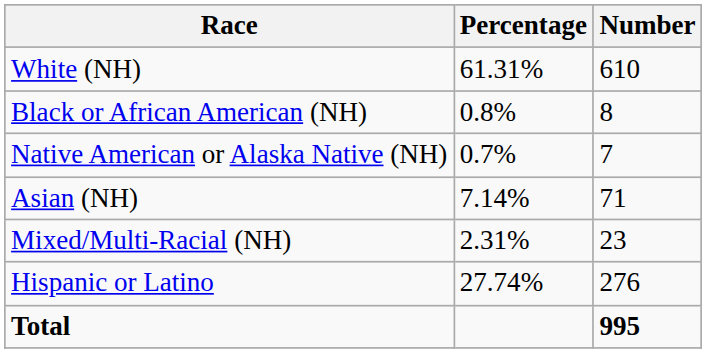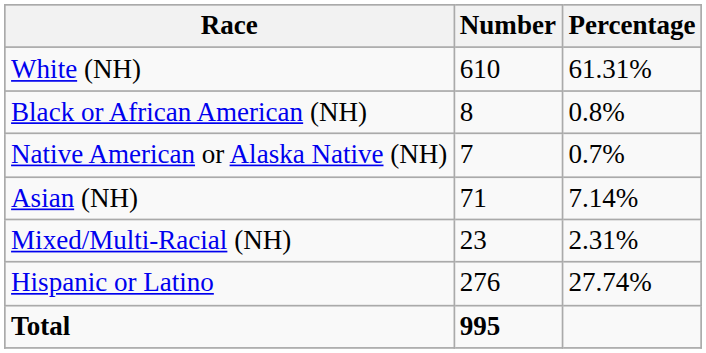columns swapped: (647, 25) <-> (523, 25)
